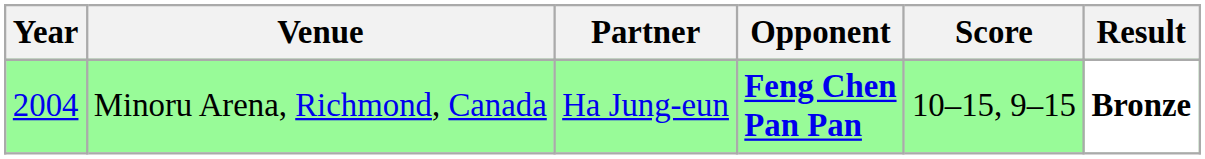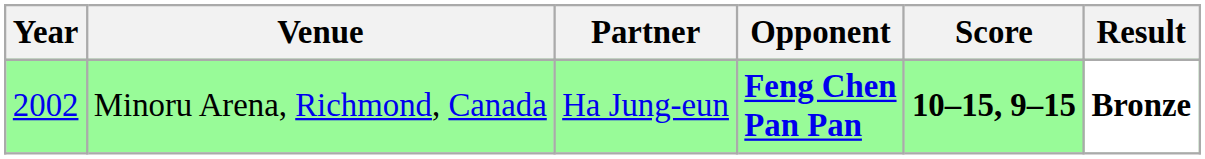(46, 105) 2004 -> (46, 105) 2002
(994, 105) normal -> (994, 105) bold
